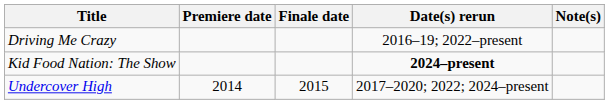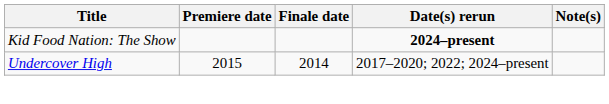- row: (62, 39)
(227, 87) 2014 -> (227, 63) 2015
(314, 87) 2015 -> (314, 63) 2014
